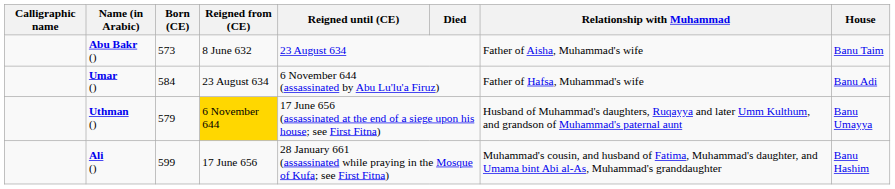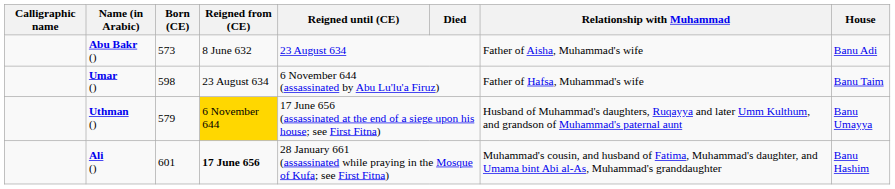(859, 50) Banu Taim -> (855, 50) Banu Adi
(167, 81) 584 -> (167, 81) 598
(855, 81) Banu Adi -> (859, 81) Banu Taim
(167, 162) 599 -> (167, 162) 601
(230, 162) normal -> (231, 162) bold
